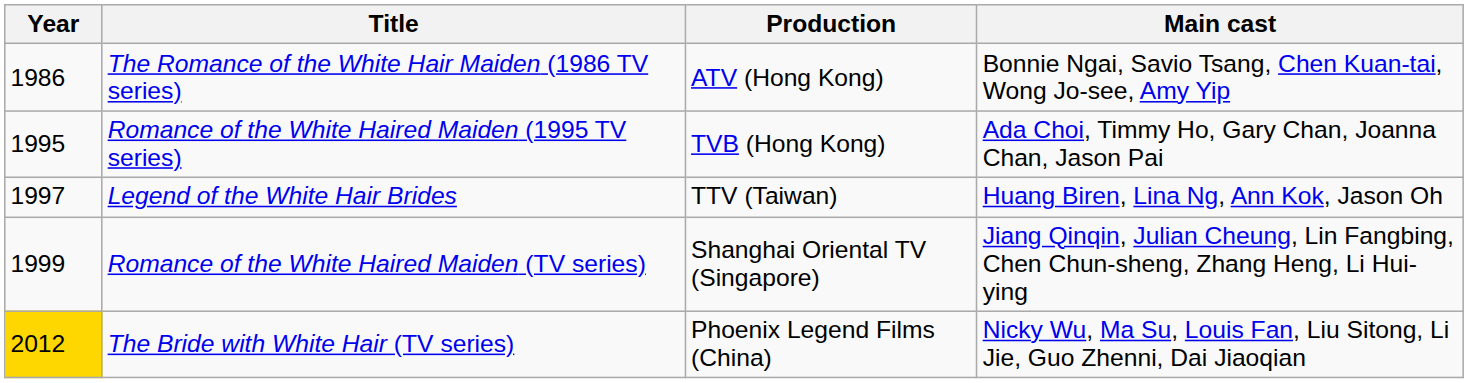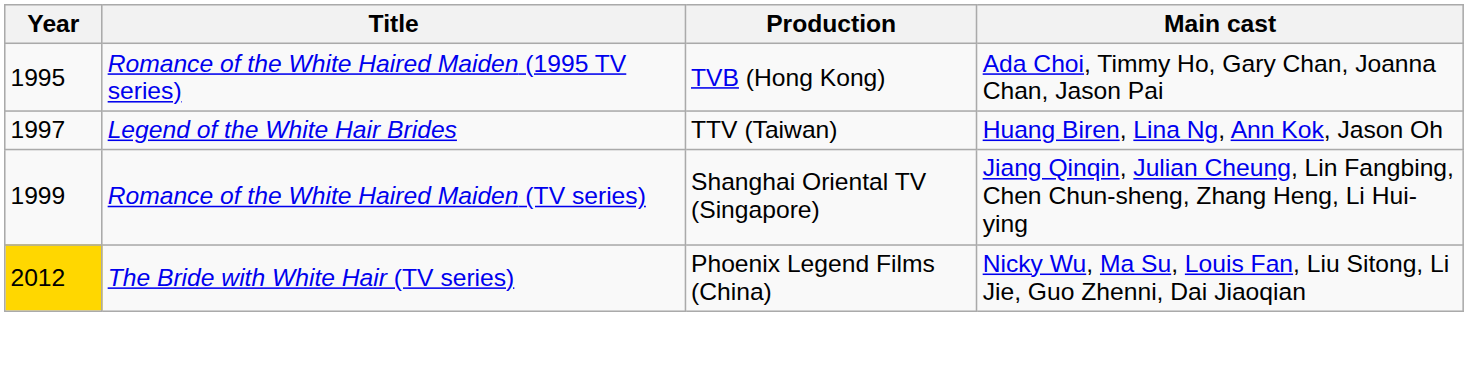- row: (378, 76)
